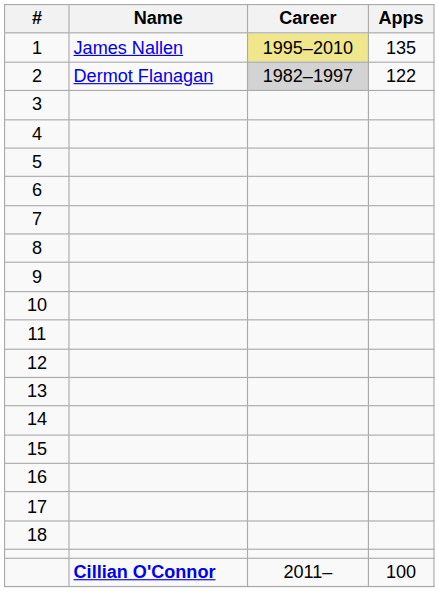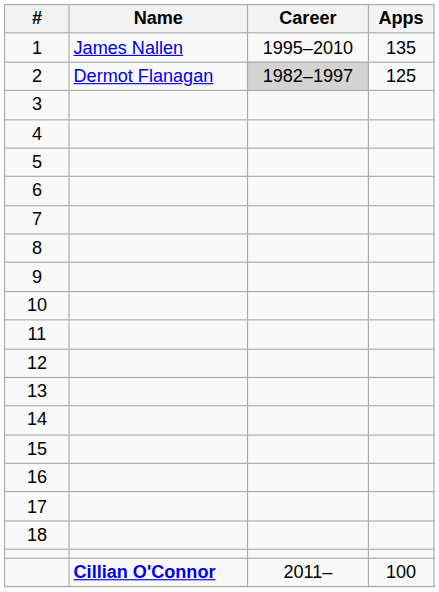(308, 47) khaki background -> (308, 47) no background
(401, 76) 122 -> (401, 76) 125
